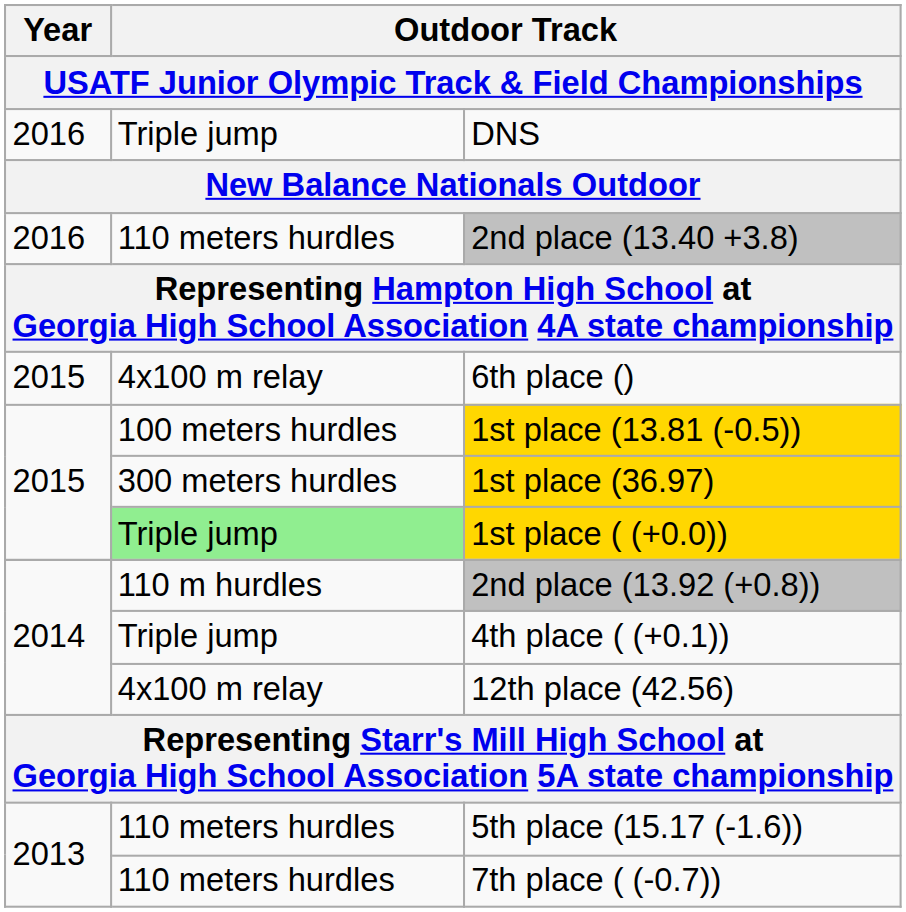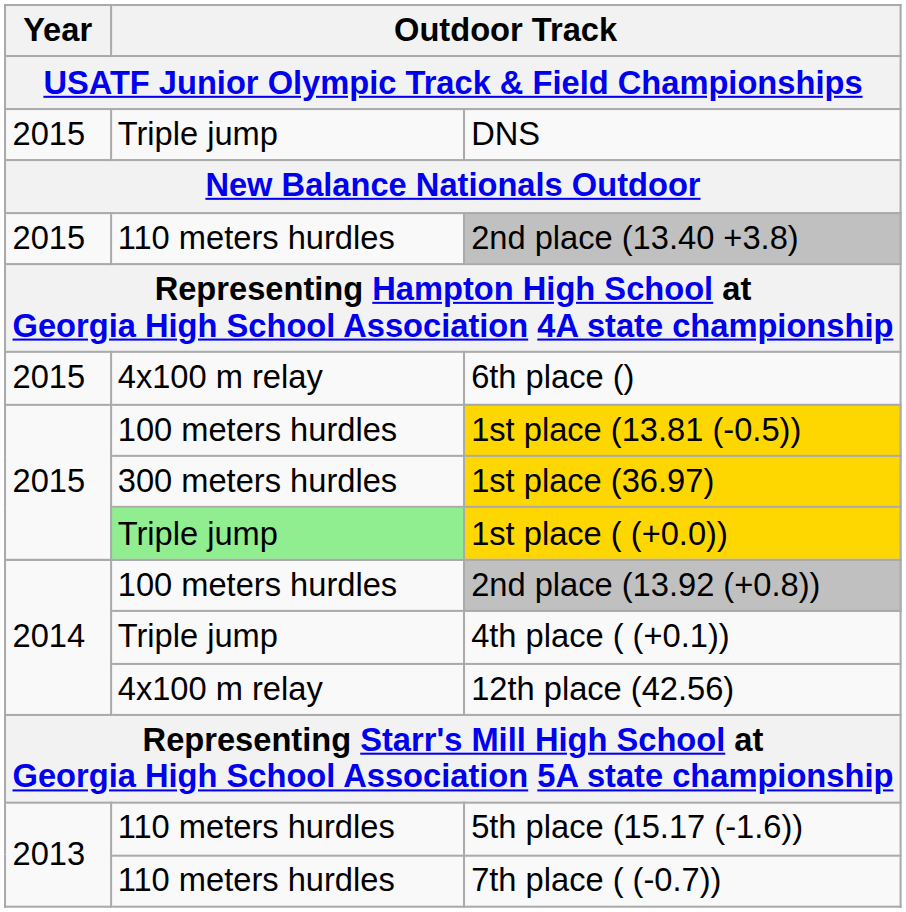(49, 133) 2016 -> (49, 133) 2015
(49, 237) 2016 -> (49, 237) 2015
(220, 584) 110 m hurdles -> (257, 584) 100 meters hurdles
